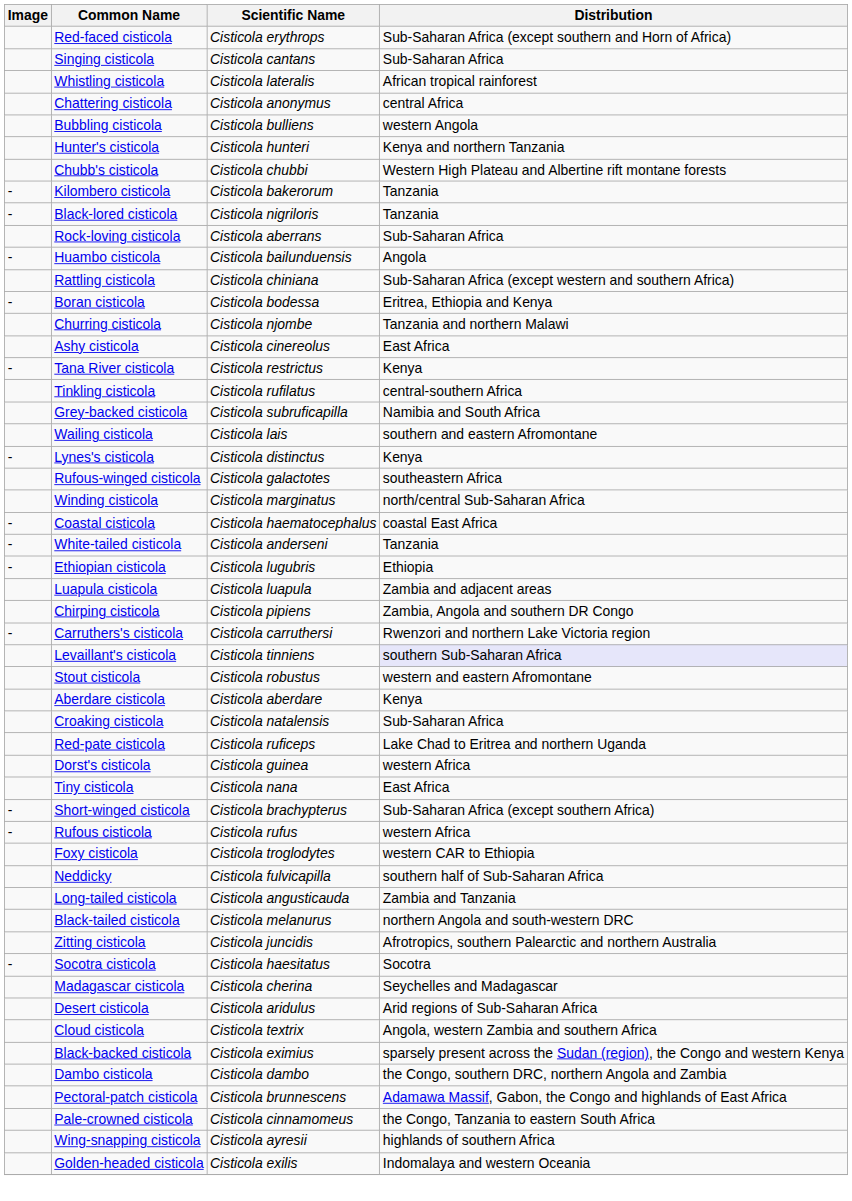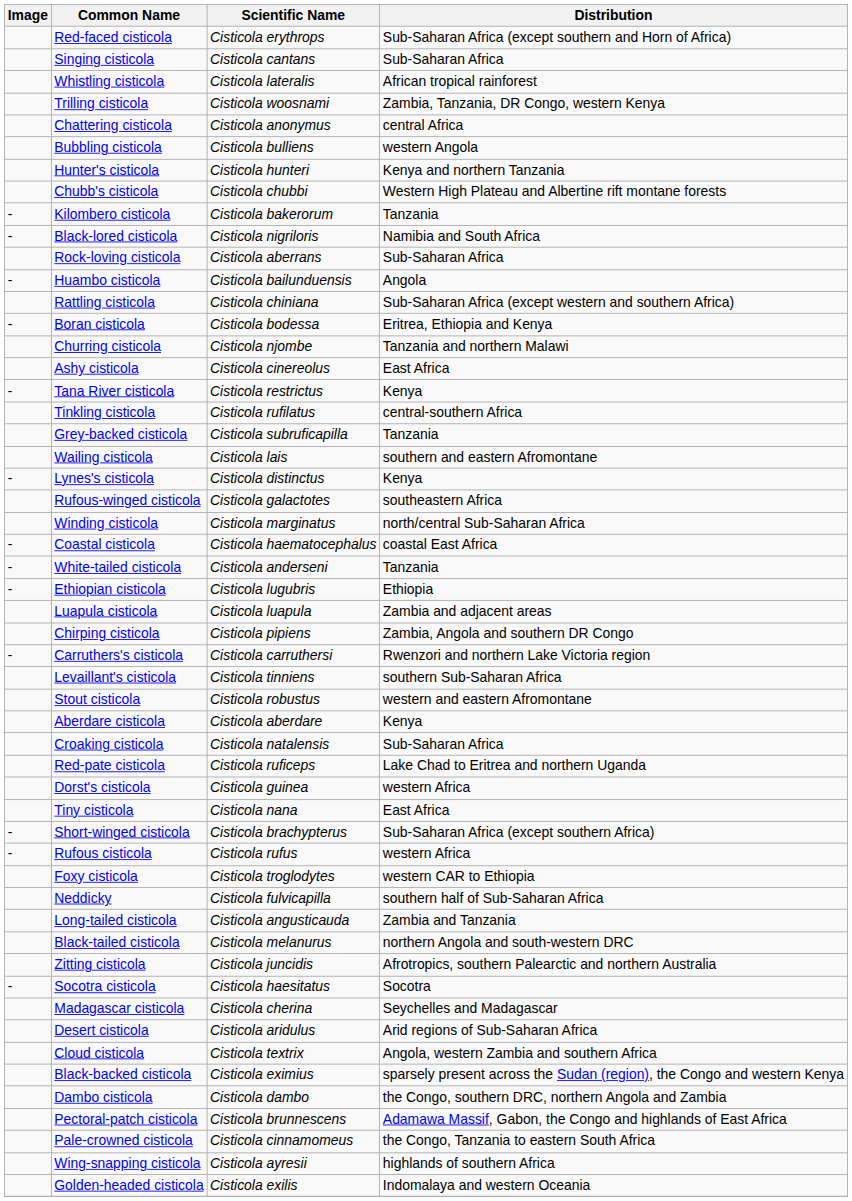+ row: (101, 103)
(411, 214) Tanzania -> (461, 236) Namibia and South Africa
(461, 412) Namibia and South Africa -> (411, 434) Tanzania
(472, 655) lavender background -> (472, 677) no background
